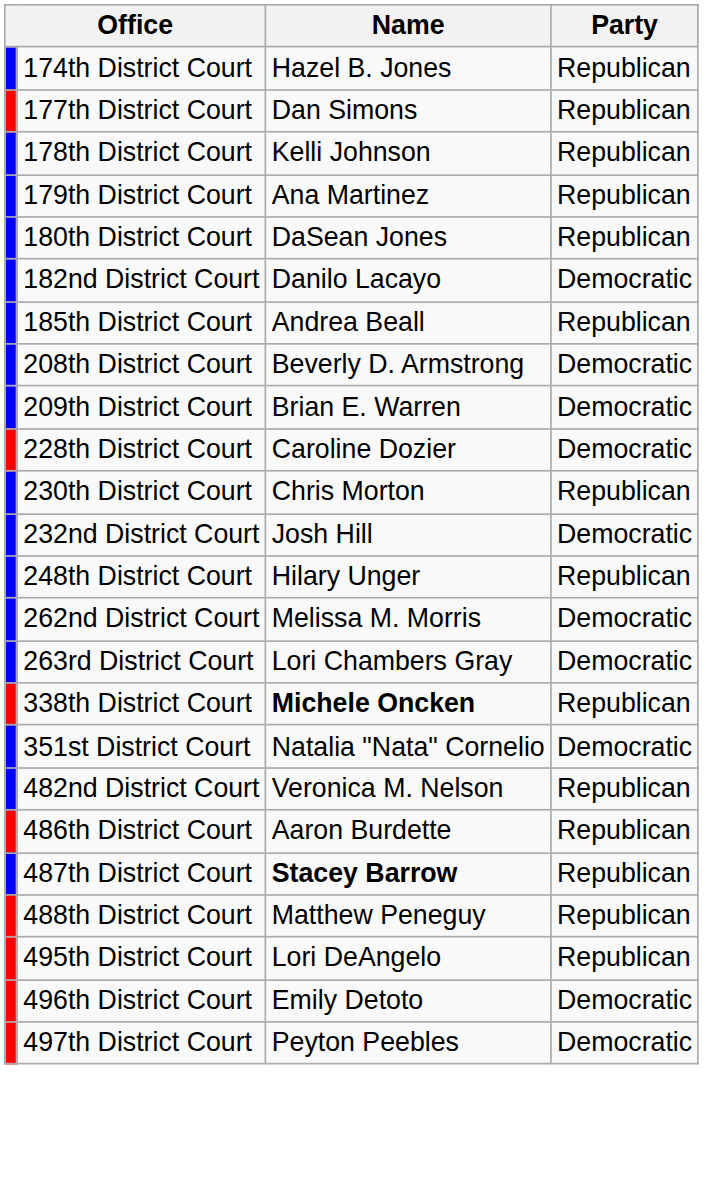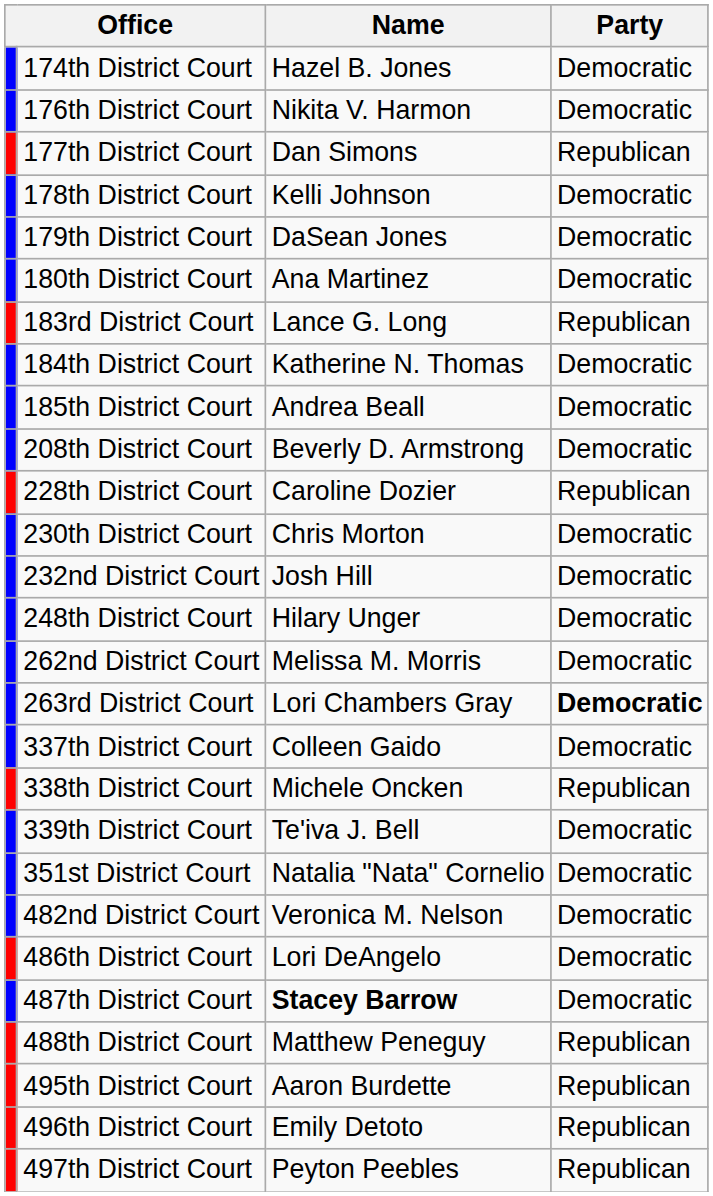(624, 68) Republican -> (625, 68) Democratic
+ row: (138, 110)
(624, 152) Republican -> (625, 195) Democratic
(350, 195) Ana Martinez -> (359, 237) DaSean Jones
(624, 195) Republican -> (625, 237) Democratic
(359, 237) DaSean Jones -> (350, 279) Ana Martinez
(624, 237) Republican -> (625, 279) Democratic
- row: (141, 279)
+ row: (138, 322)
+ row: (138, 364)
(624, 322) Republican -> (625, 407) Democratic
- row: (138, 407)
(625, 449) Democratic -> (624, 491) Republican
(624, 491) Republican -> (625, 534) Democratic
(624, 576) Republican -> (625, 618) Democratic
(625, 661) normal -> (630, 703) bold
+ row: (138, 746)
(373, 703) bold -> (368, 788) normal
+ row: (138, 830)
(624, 788) Republican -> (625, 915) Democratic
(362, 830) Aaron Burdette -> (356, 957) Lori DeAngelo
(624, 830) Republican -> (625, 957) Democratic
(624, 873) Republican -> (625, 1000) Democratic
(356, 957) Lori DeAngelo -> (362, 1085) Aaron Burdette
(625, 1000) Democratic -> (624, 1127) Republican
(625, 1042) Democratic -> (624, 1169) Republican
